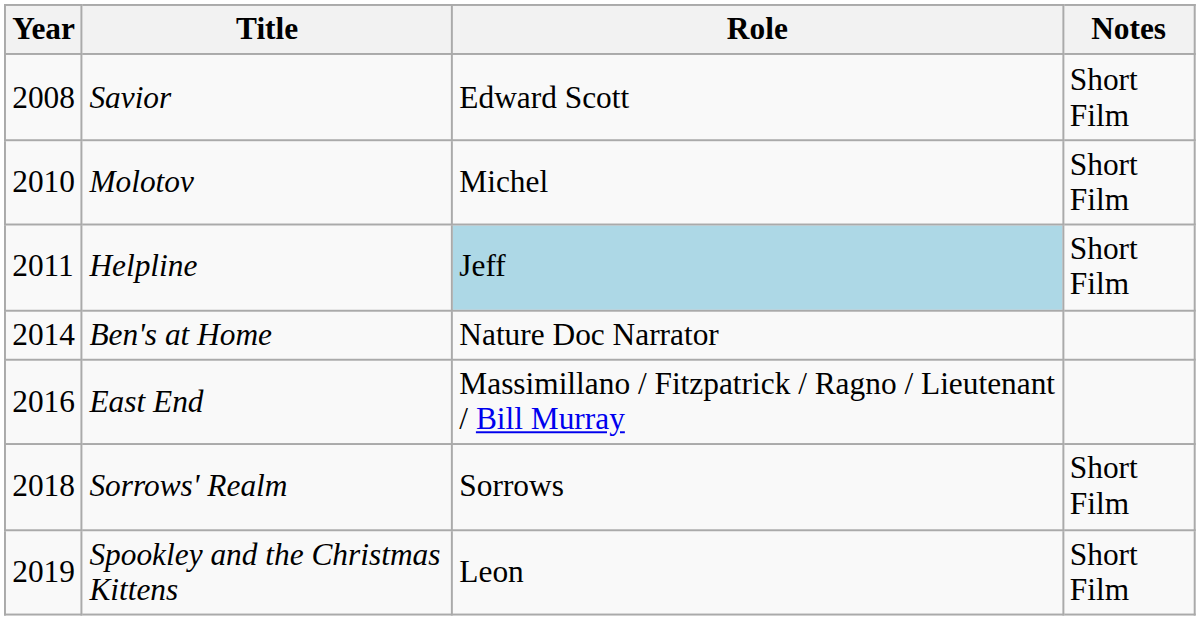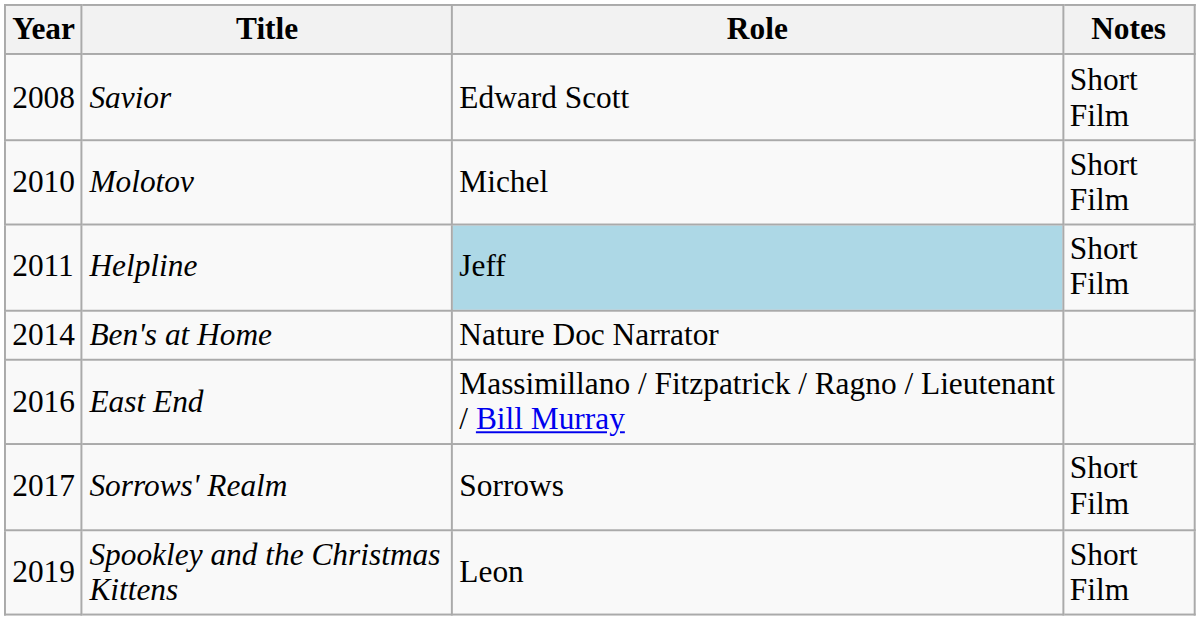(44, 486) 2018 -> (44, 486) 2017
